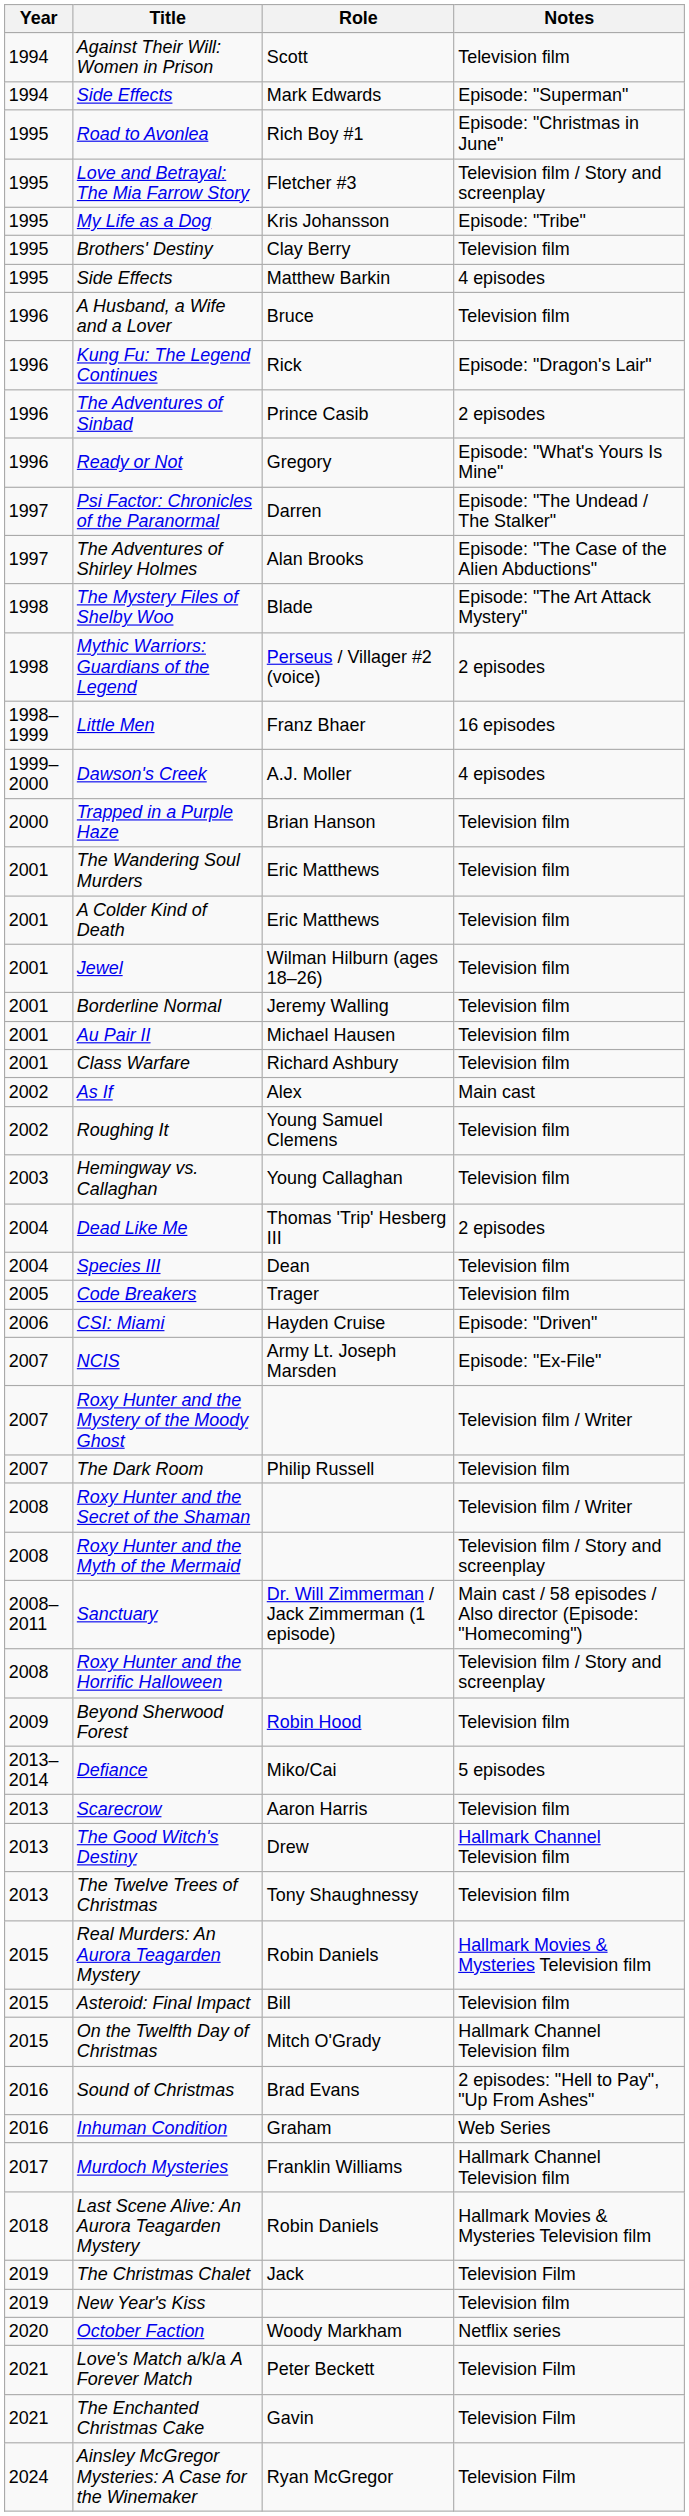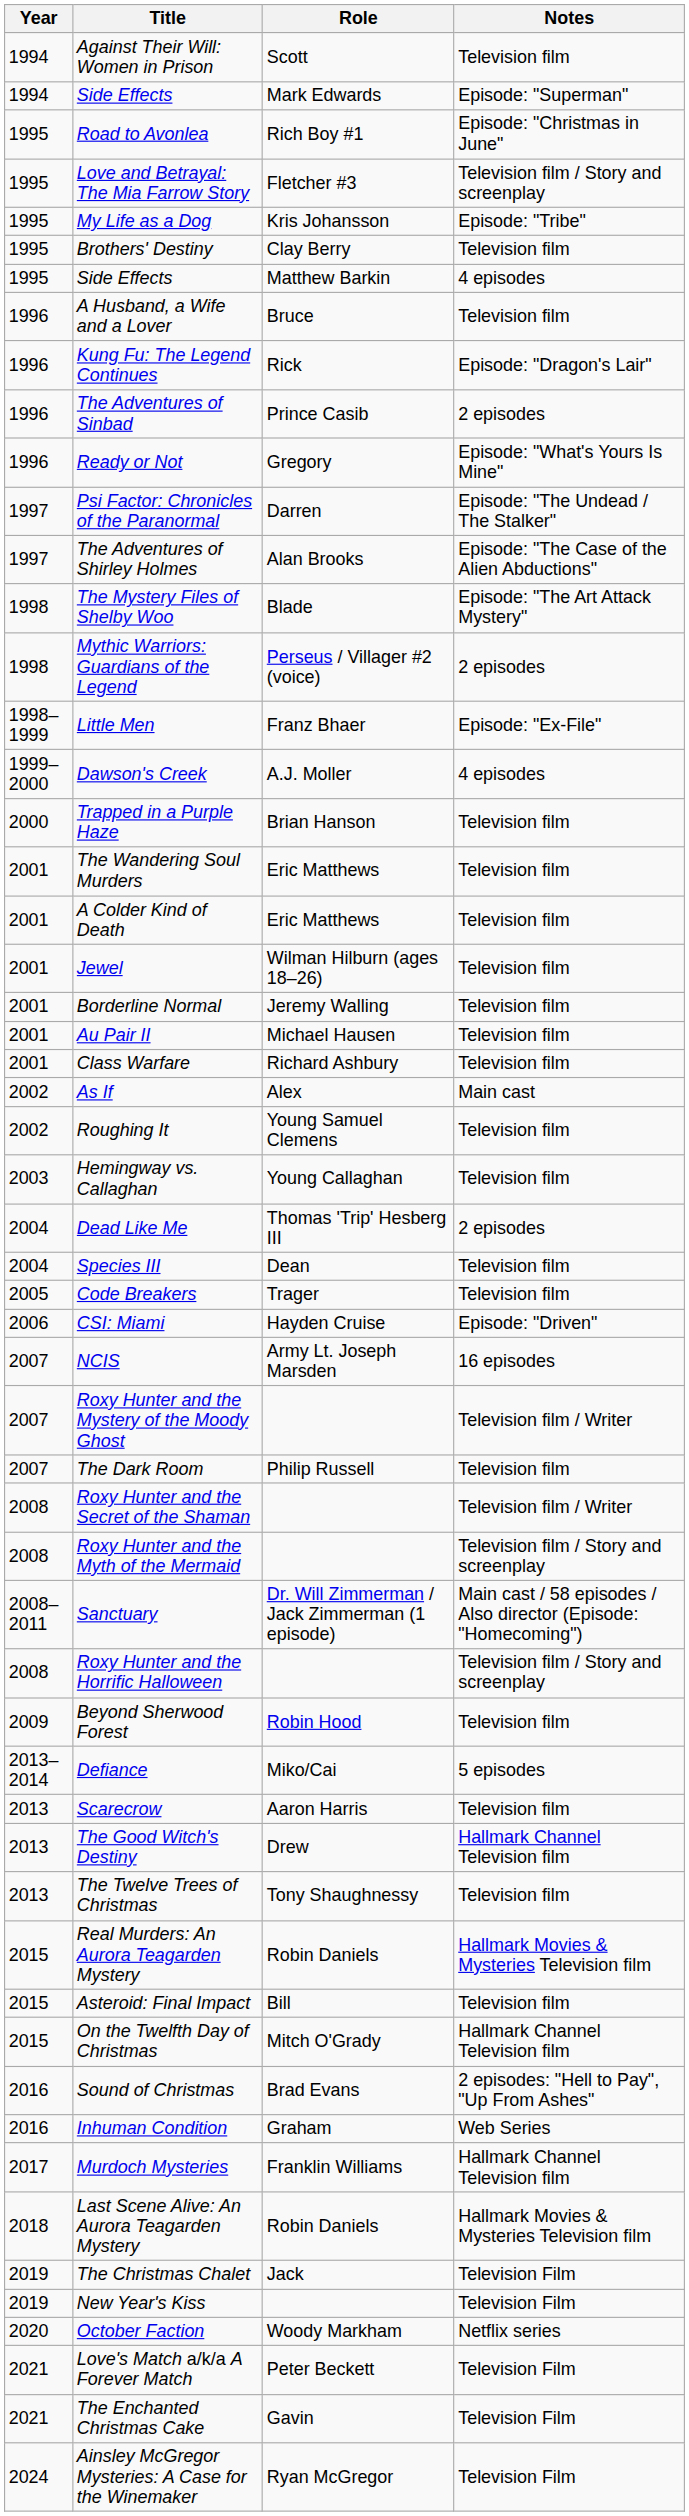(507, 725) 16 episodes -> (530, 725) Episode: "Ex-File"
(530, 1361) Episode: "Ex-File" -> (507, 1361) 16 episodes
(514, 2302) Television film -> (517, 2302) Television Film
